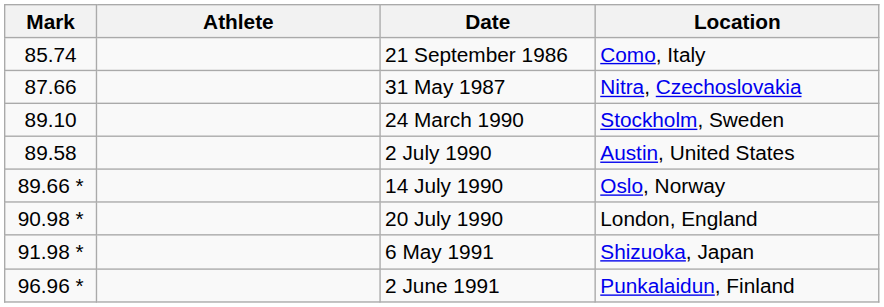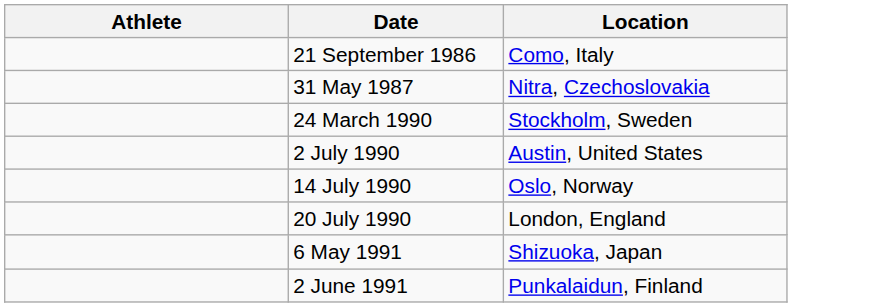- column: (51, 21)
